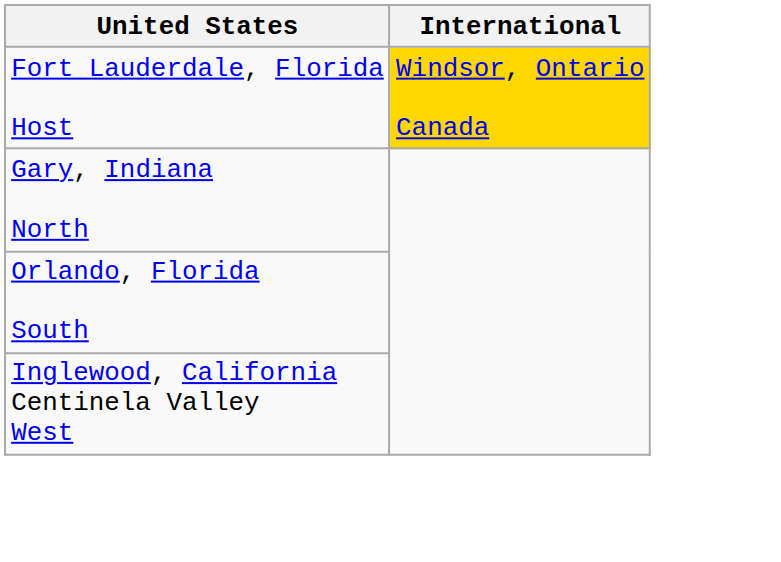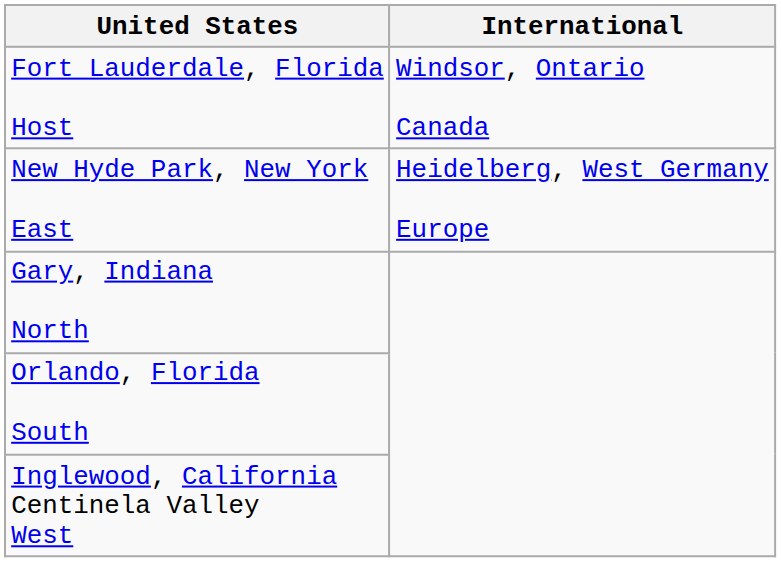(520, 98) gold background -> (520, 98) no background
+ row: (190, 200)
